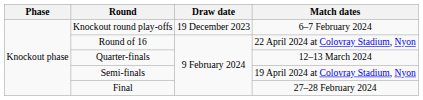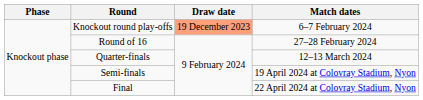(214, 27) no background -> (214, 27) lightsalmon background
(335, 42) 22 April 2024 at Colovray Stadium, Nyon -> (335, 42) 27–28 February 2024
(335, 88) 27–28 February 2024 -> (335, 88) 22 April 2024 at Colovray Stadium, Nyon
